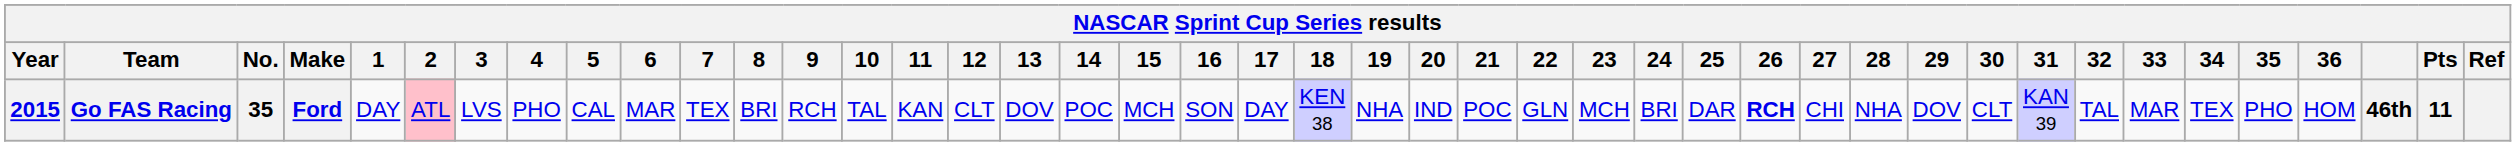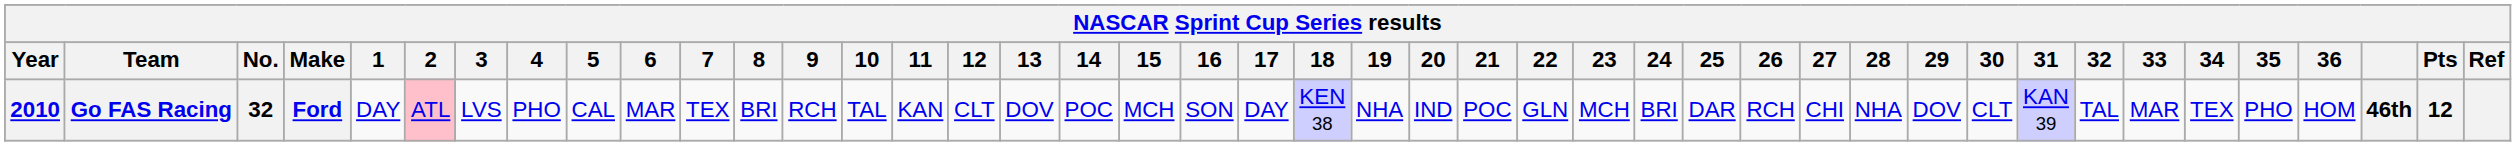(35, 110) 2015 -> (35, 110) 2010
(261, 110) 35 -> (261, 110) 32
(1771, 110) bold -> (1771, 110) normal
(2440, 110) 11 -> (2440, 110) 12
